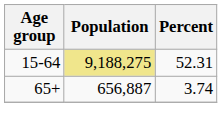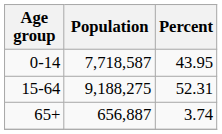+ row: (45, 62)
(118, 62) khaki background -> (118, 89) no background
